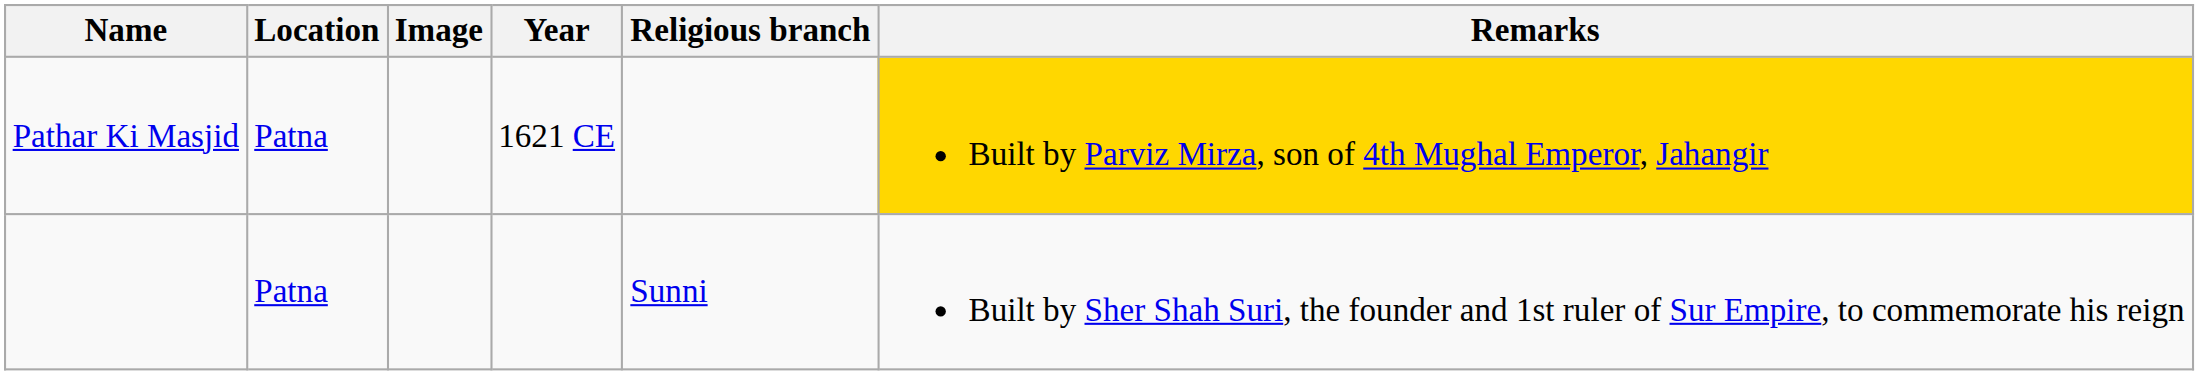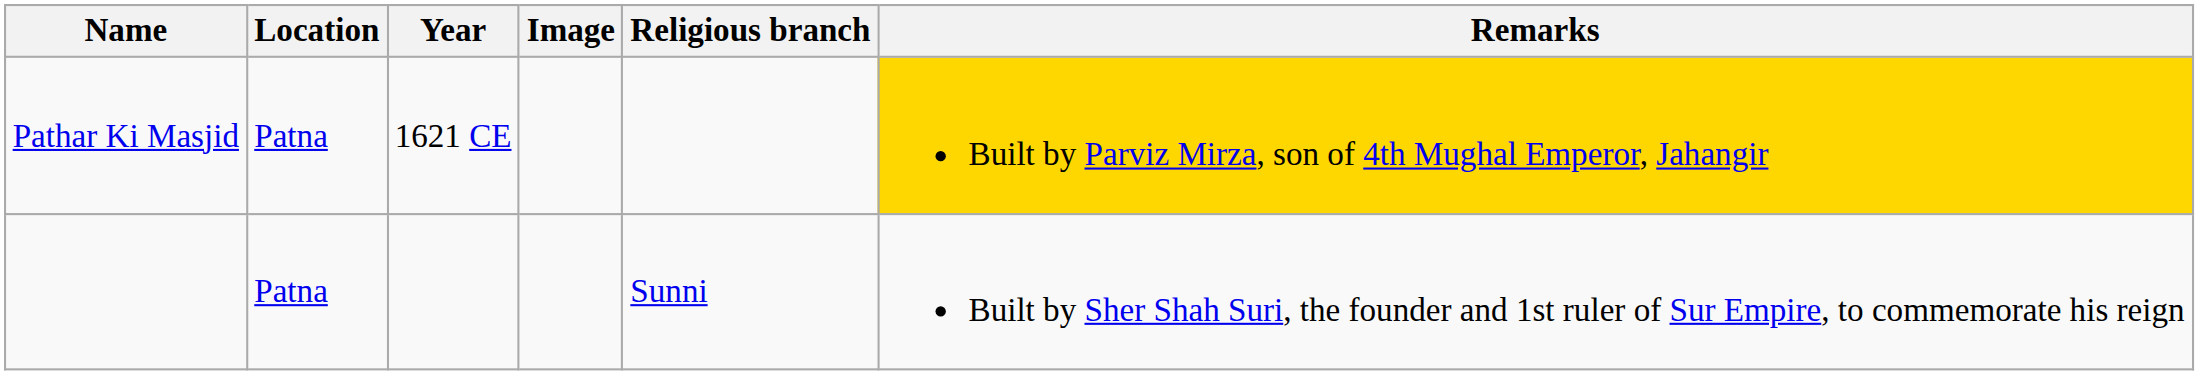columns swapped: (439, 30) <-> (557, 30)
